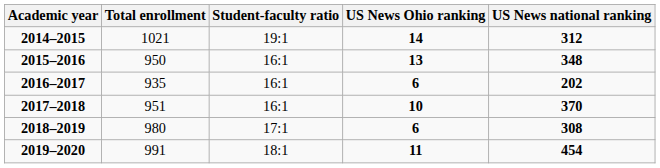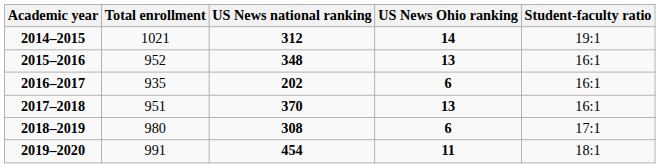columns swapped: (276, 15) <-> (572, 15)
(155, 60) 950 -> (155, 60) 952
(416, 106) 10 -> (448, 106) 13
